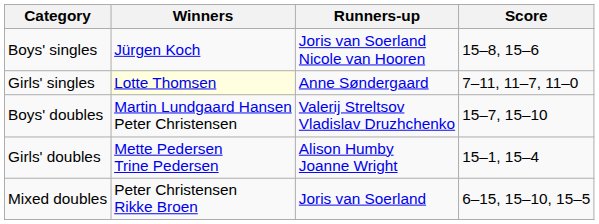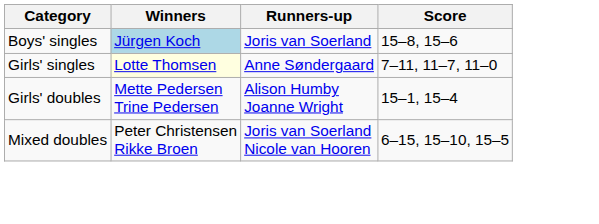(157, 49) no background -> (157, 41) lightblue background
(362, 49) Joris van Soerland Nicole van Hooren -> (308, 41) Joris van Soerland
- row: (56, 115)
(362, 198) Joris van Soerland -> (308, 140) Joris van Soerland Nicole van Hooren
